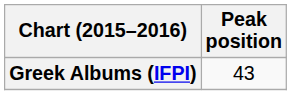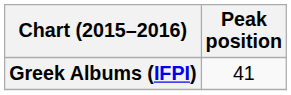(244, 73) 43 -> (244, 73) 41
